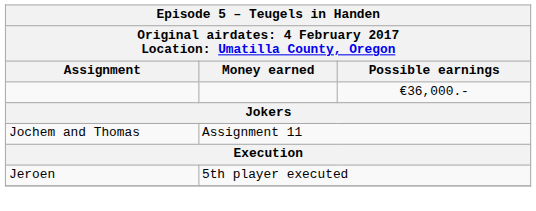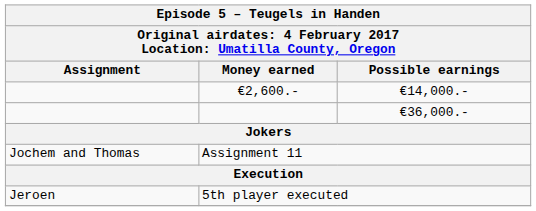+ row: (268, 92)
